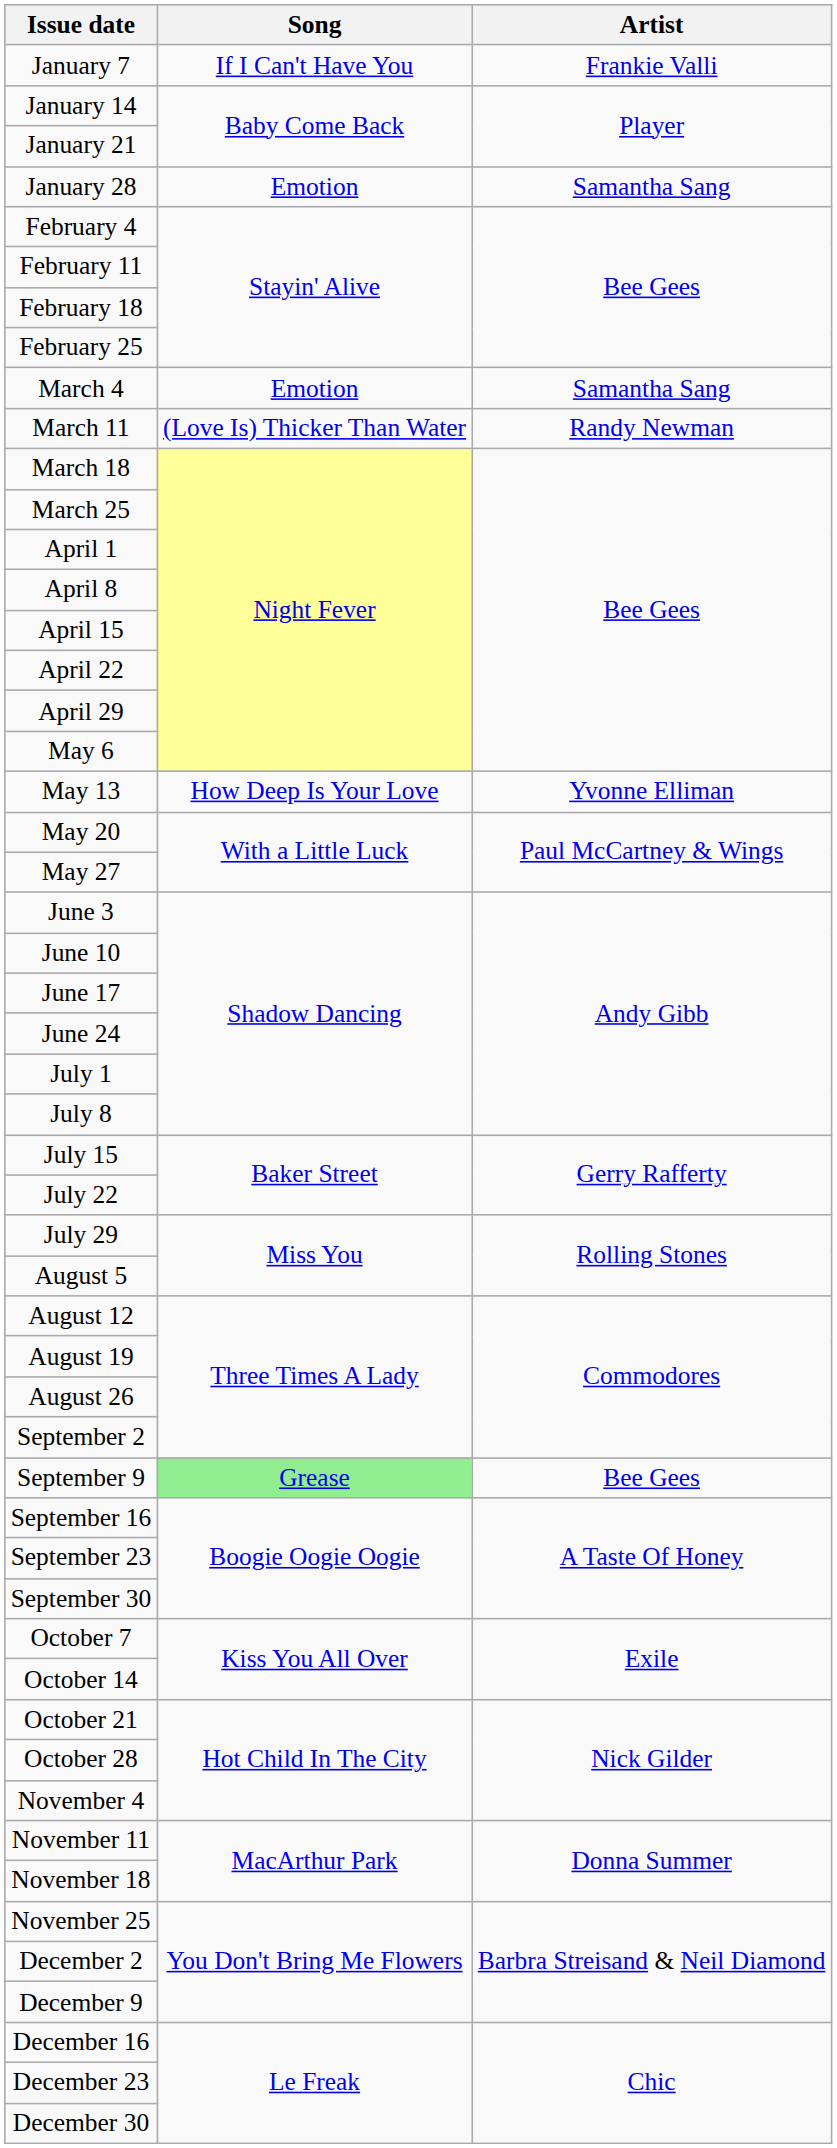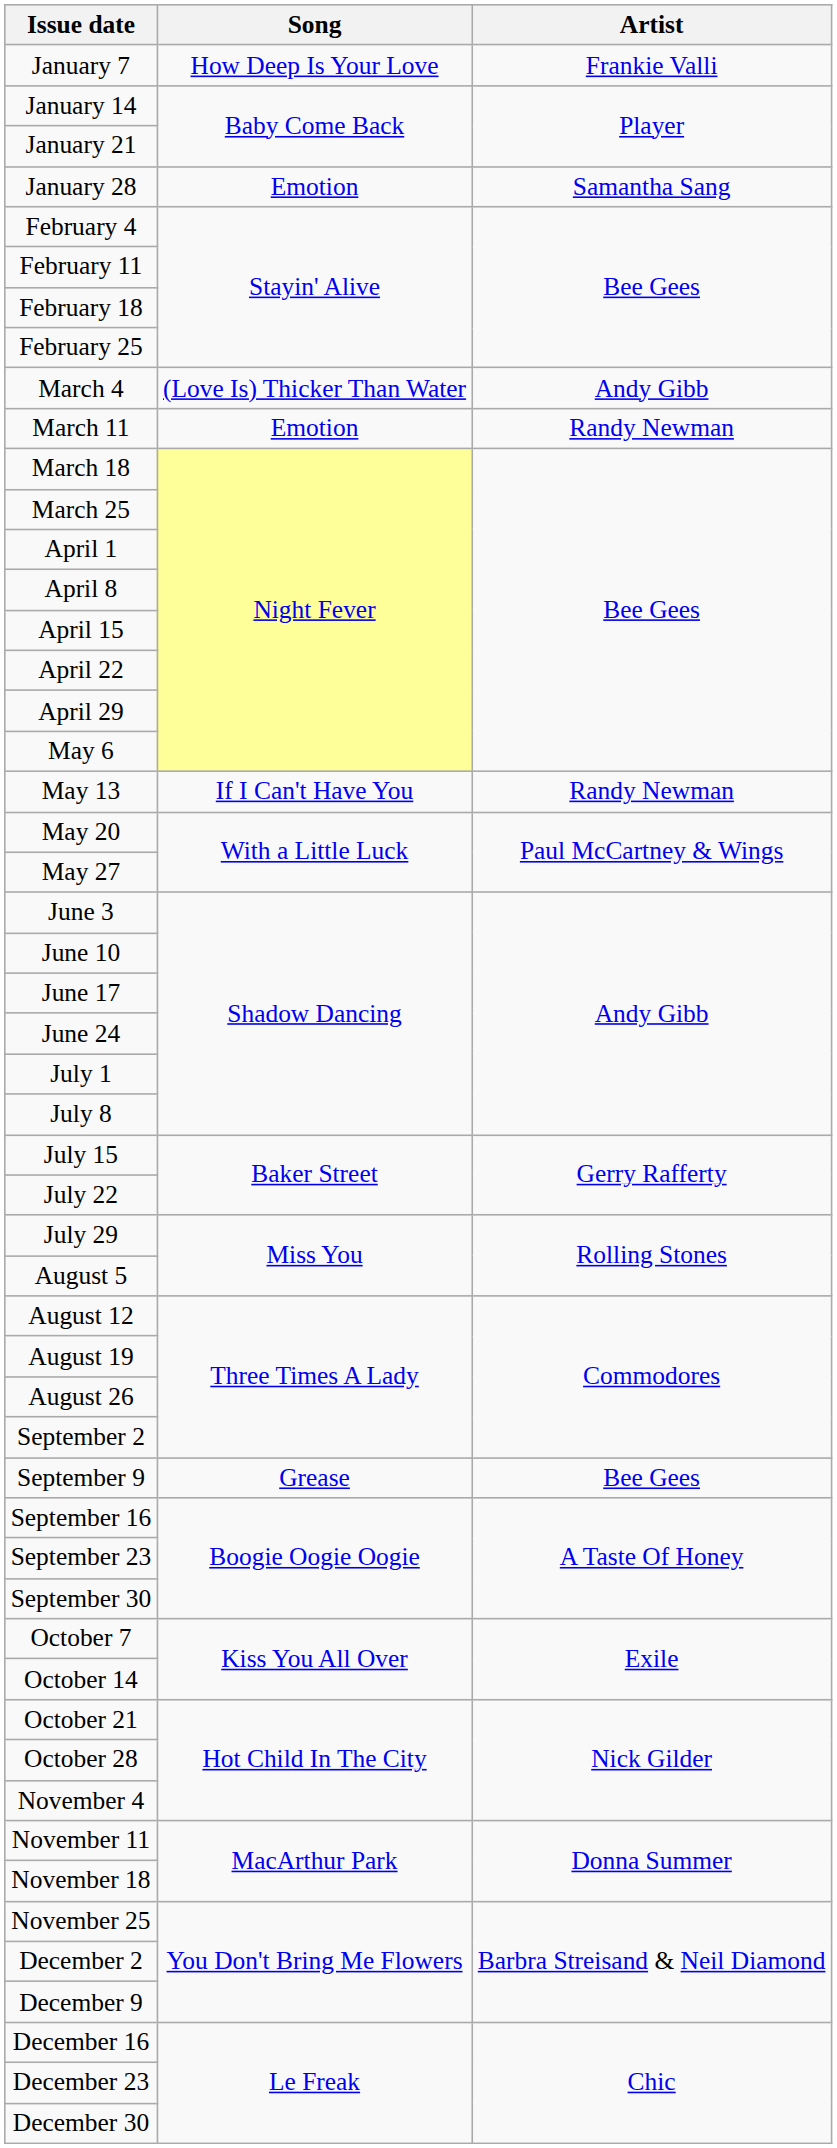(315, 65) If I Can't Have You -> (315, 65) How Deep Is Your Love
(315, 387) Emotion -> (315, 387) (Love Is) Thicker Than Water
(652, 387) Samantha Sang -> (652, 387) Andy Gibb
(315, 428) (Love Is) Thicker Than Water -> (315, 428) Emotion
(315, 791) How Deep Is Your Love -> (315, 791) If I Can't Have You
(652, 791) Yvonne Elliman -> (652, 791) Randy Newman
(315, 1477) lightgreen background -> (315, 1477) no background
